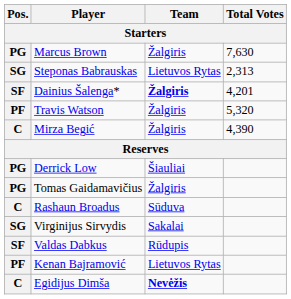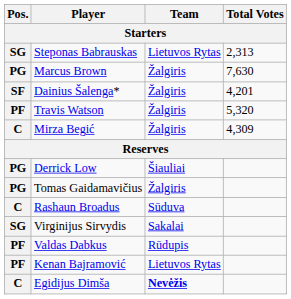rows swapped: (70, 52) <-> (86, 71)
(168, 91) bold -> (167, 91) normal
(240, 129) 4,390 -> (240, 129) 4,309
(18, 245) SF -> (18, 245) PF
